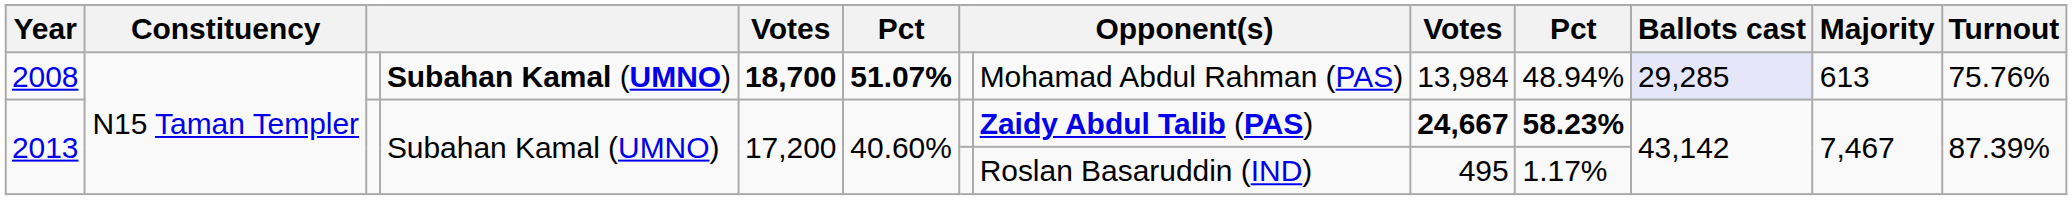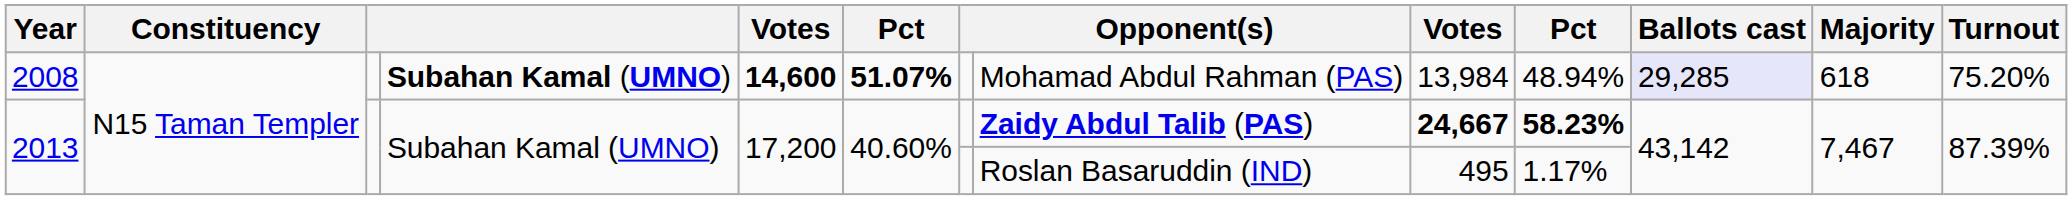(791, 76) 18,700 -> (791, 76) 14,600
(1845, 76) 613 -> (1845, 76) 618
(1999, 76) 75.76% -> (1999, 76) 75.20%
